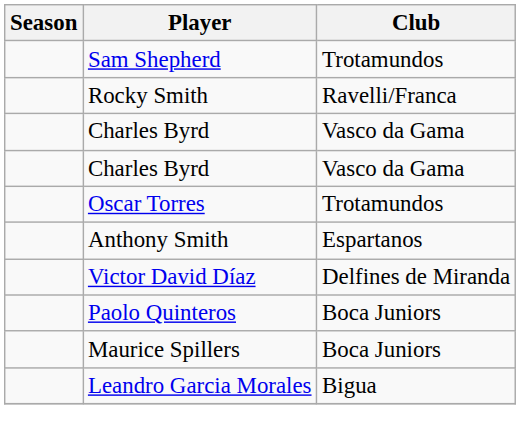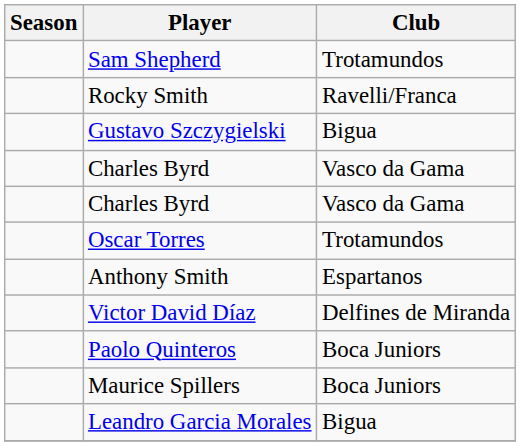+ row: (187, 131)
